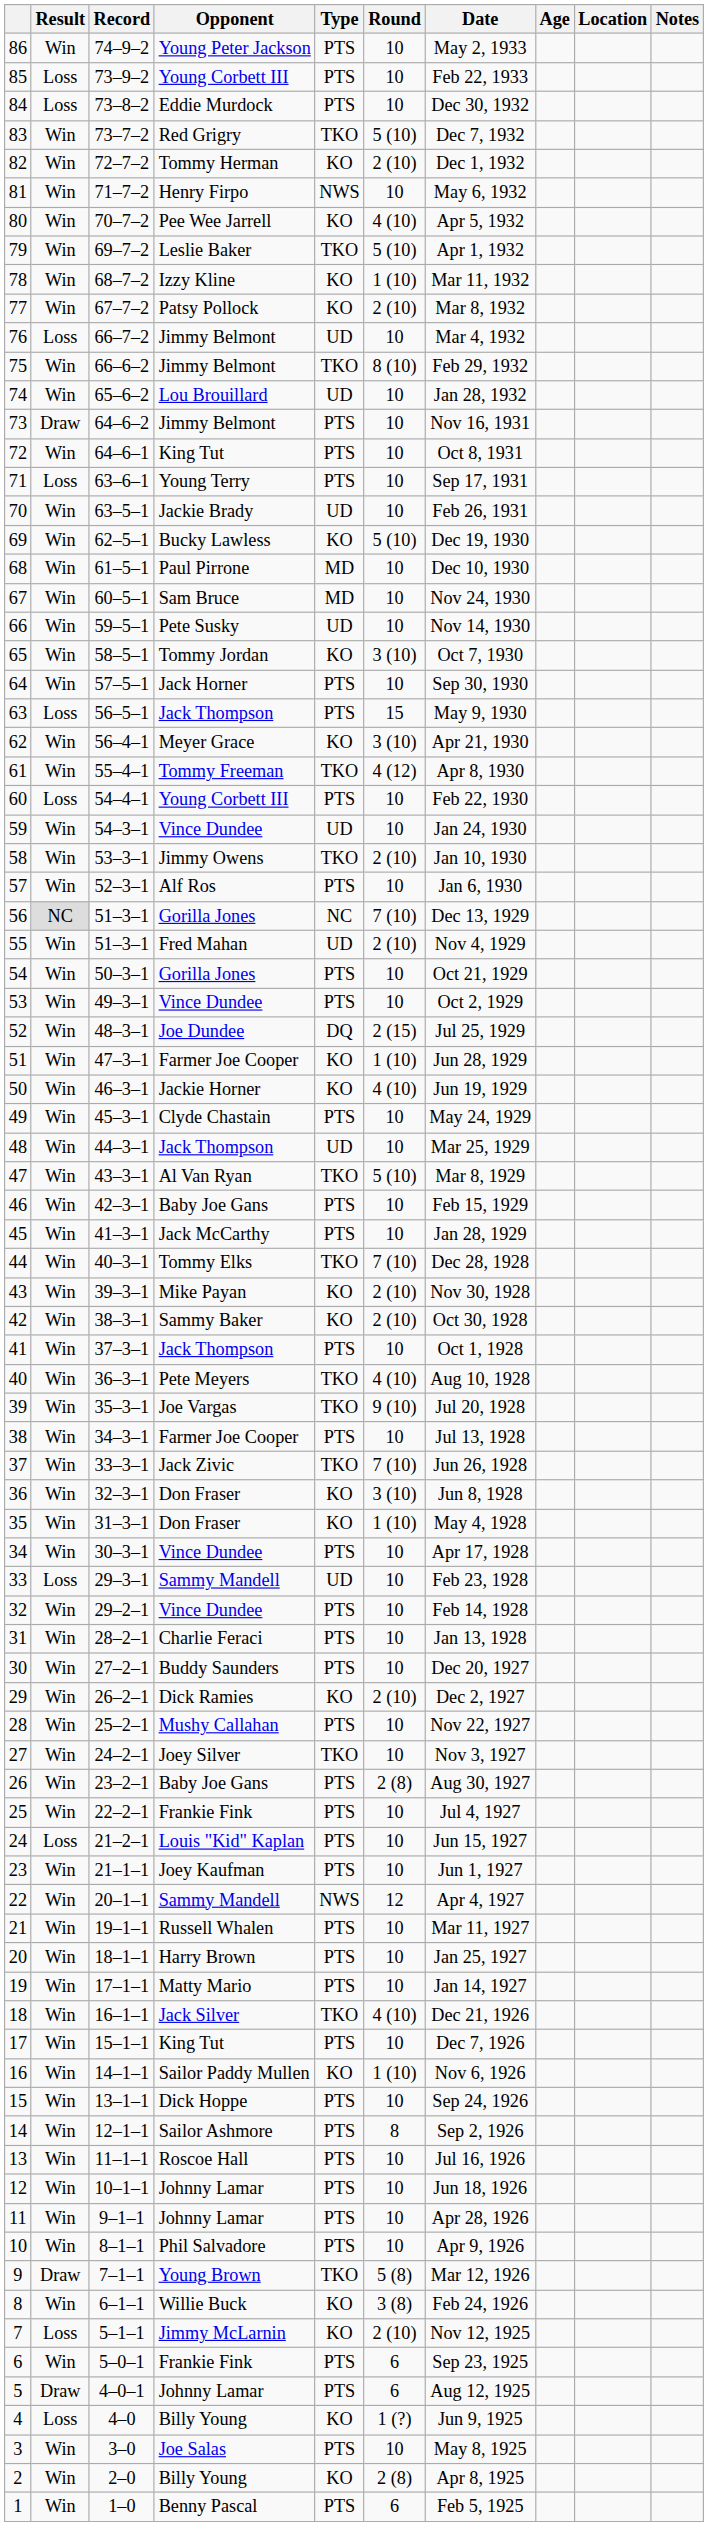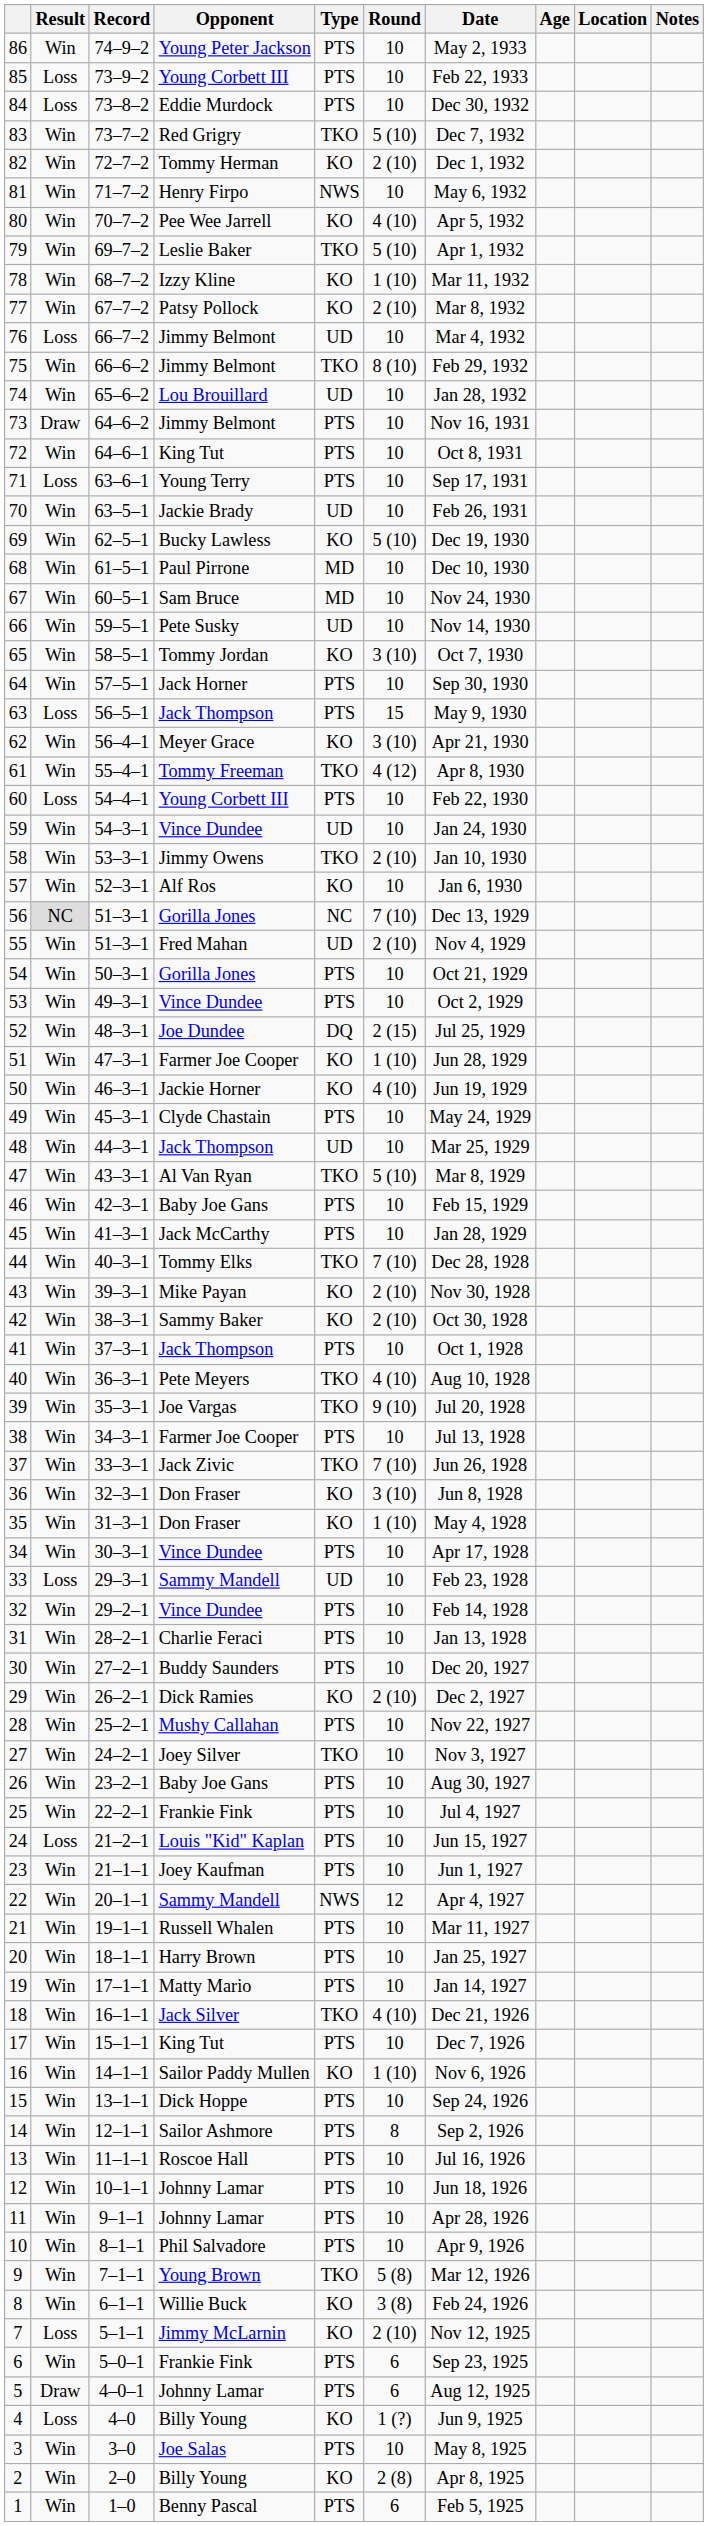(339, 886) PTS -> (339, 886) KO
(395, 1783) 2 (8) -> (395, 1783) 10
(60, 2275) Draw -> (60, 2275) Win
